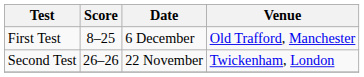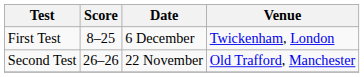(283, 38) Old Trafford, Manchester -> (272, 38) Twickenham, London
(272, 60) Twickenham, London -> (283, 60) Old Trafford, Manchester
